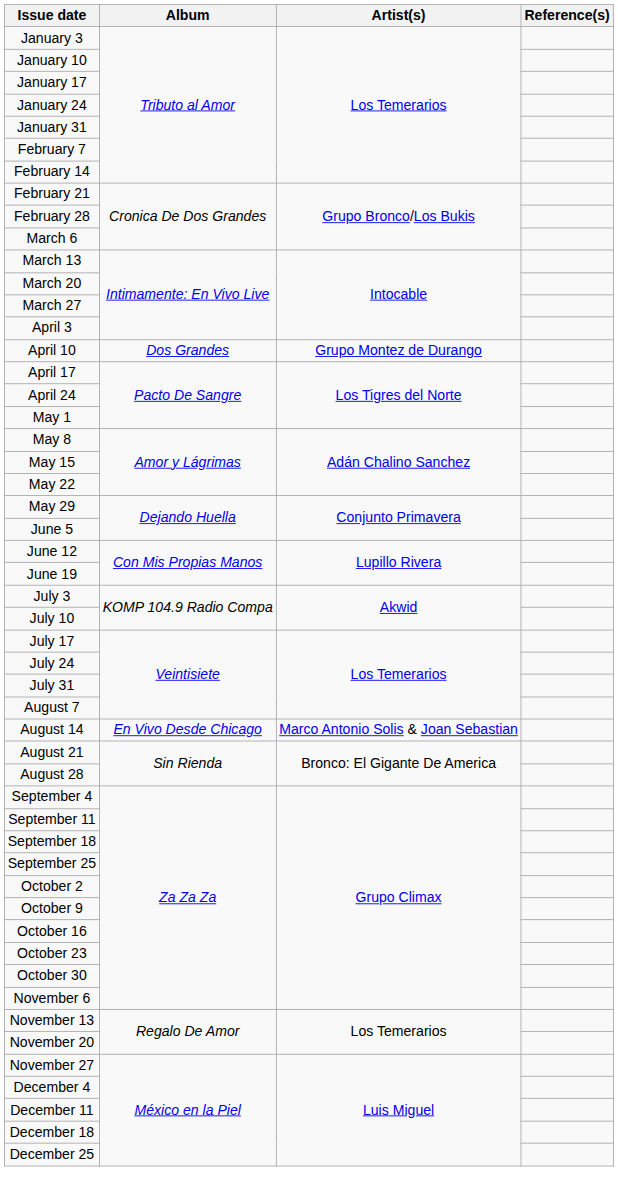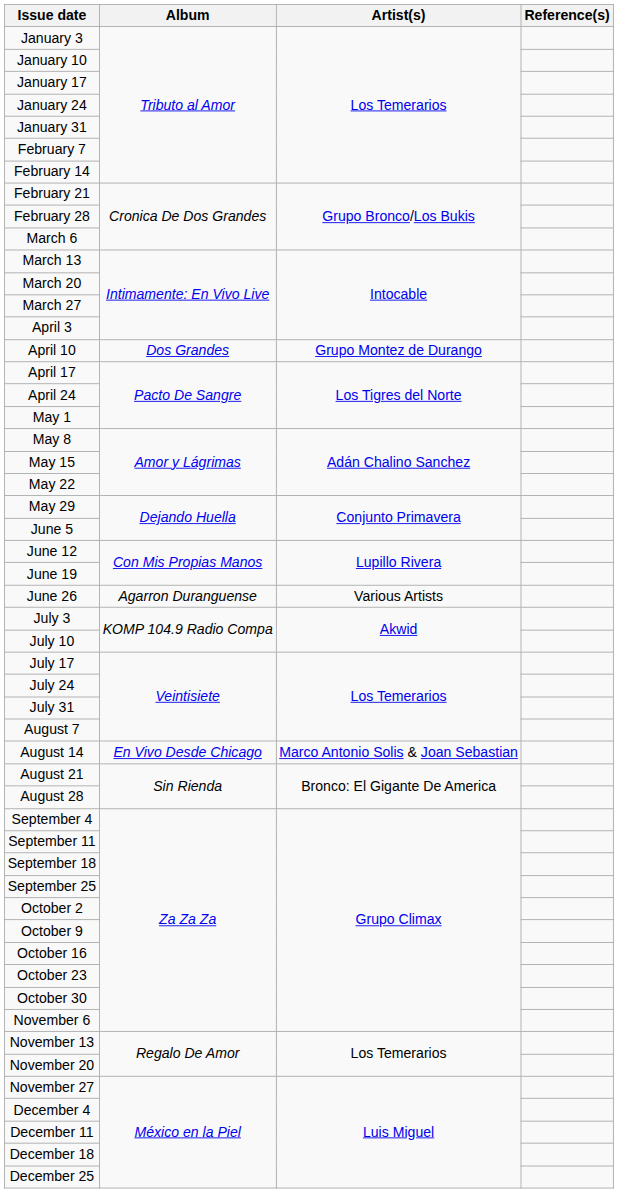+ row: (52, 596)
